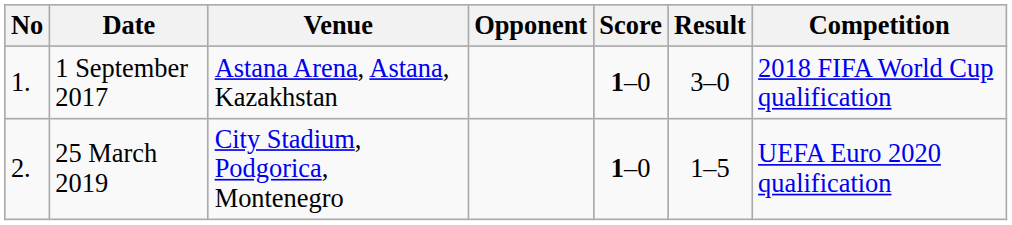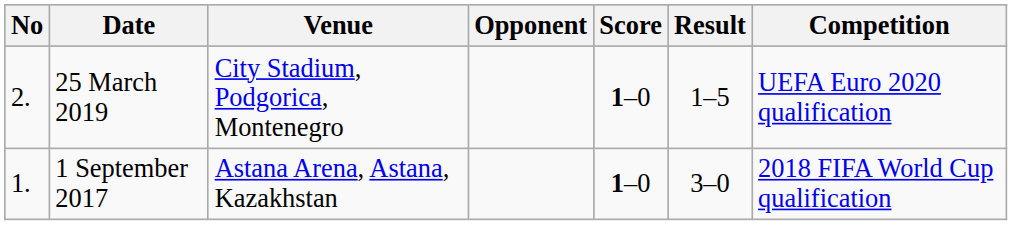rows swapped: (122, 82) <-> (106, 168)
